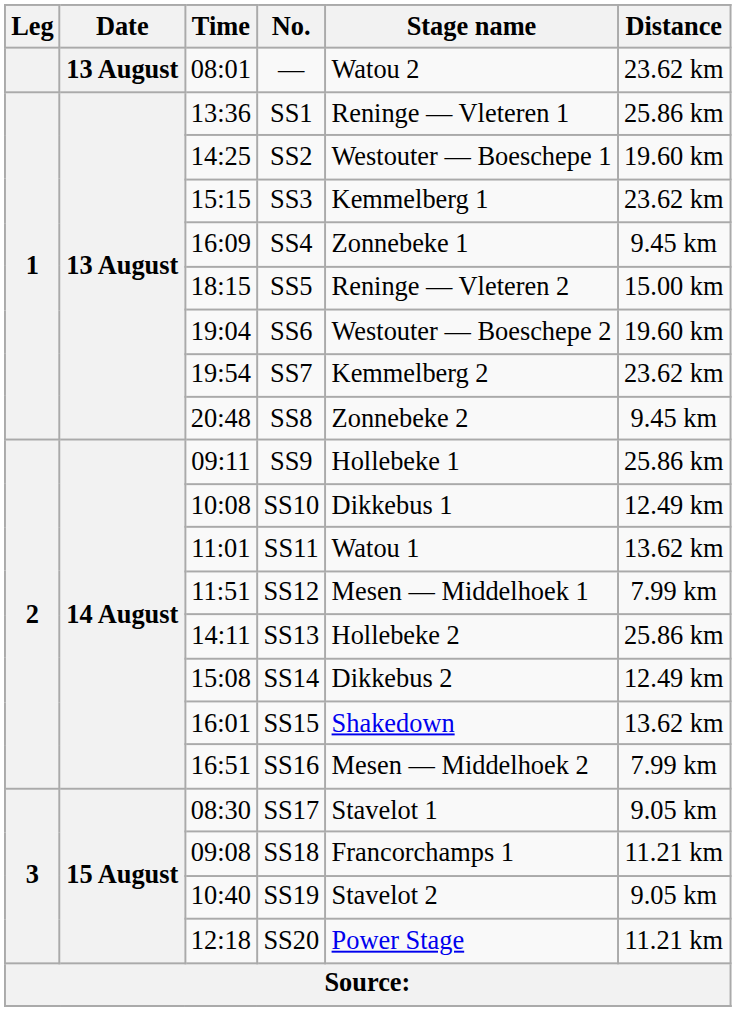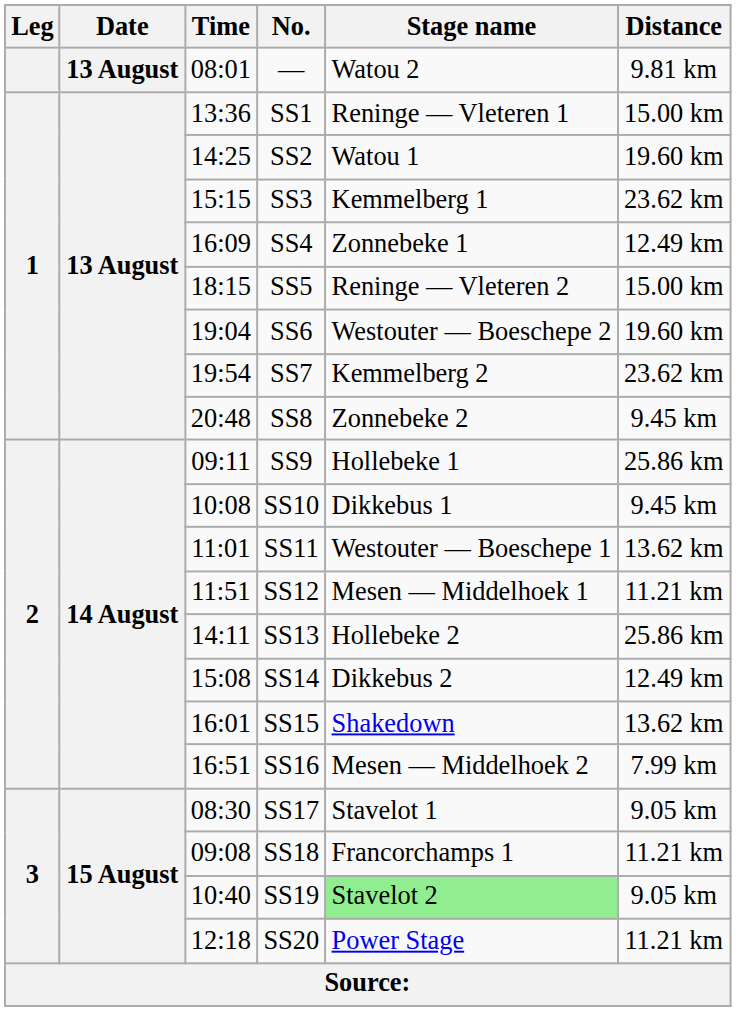(674, 69) 23.62 km -> (674, 69) 9.81 km
(674, 112) 25.86 km -> (674, 112) 15.00 km
(472, 156) Westouter — Boeschepe 1 -> (376, 156) Watou 1
(674, 243) 9.45 km -> (674, 243) 12.49 km
(674, 504) 12.49 km -> (674, 504) 9.45 km
(376, 548) Watou 1 -> (472, 548) Westouter — Boeschepe 1
(674, 591) 7.99 km -> (674, 591) 11.21 km
(385, 896) no background -> (385, 896) lightgreen background
